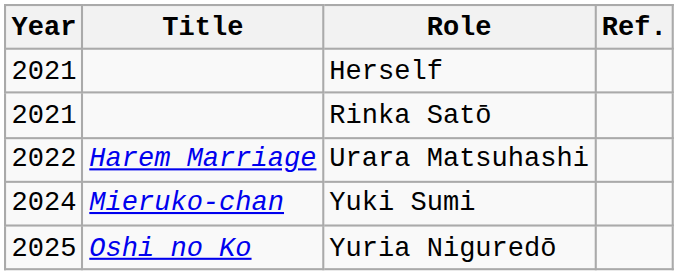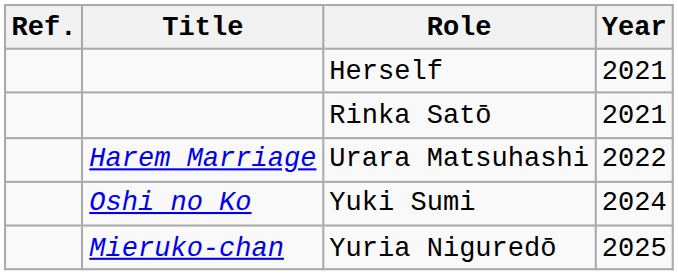columns swapped: (44, 27) <-> (634, 27)
(187, 203) Mieruko-chan -> (170, 203) Oshi no Ko
(170, 247) Oshi no Ko -> (187, 247) Mieruko-chan
